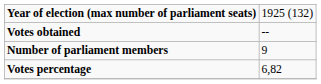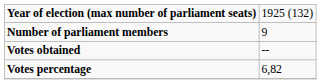rows swapped: (88, 50) <-> (44, 32)
